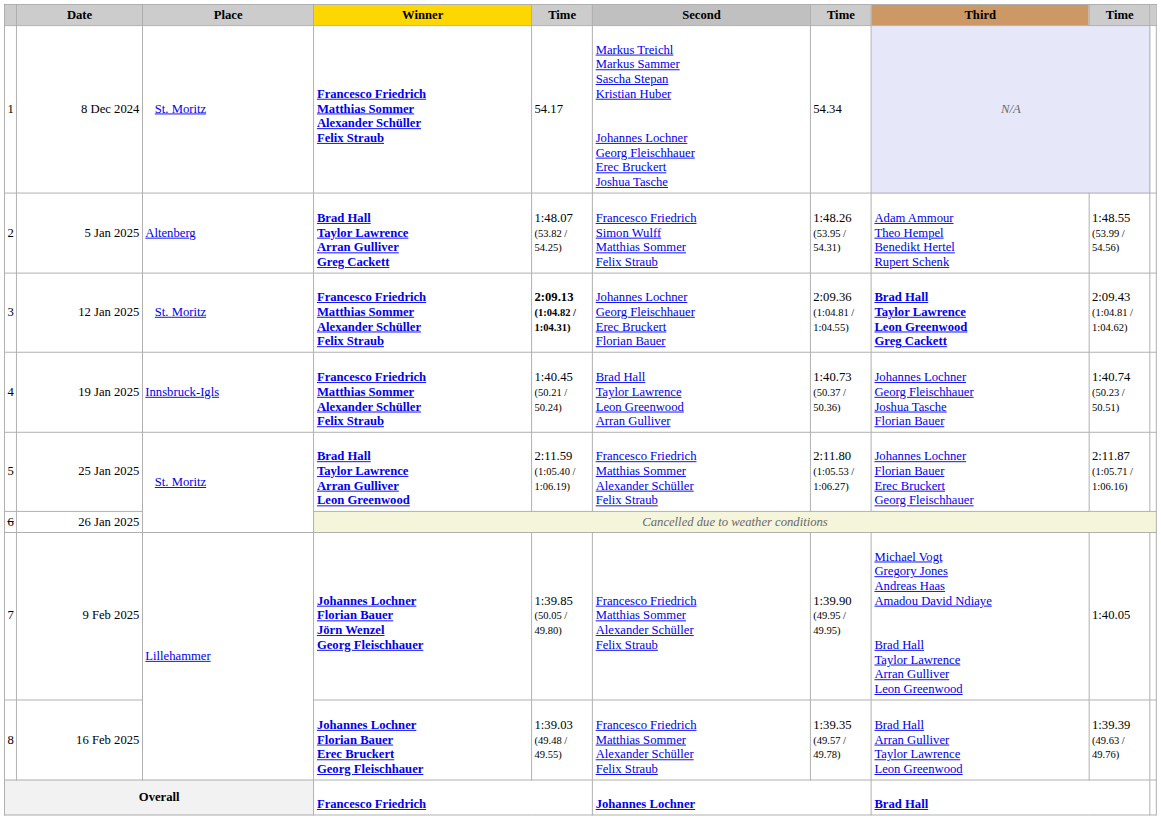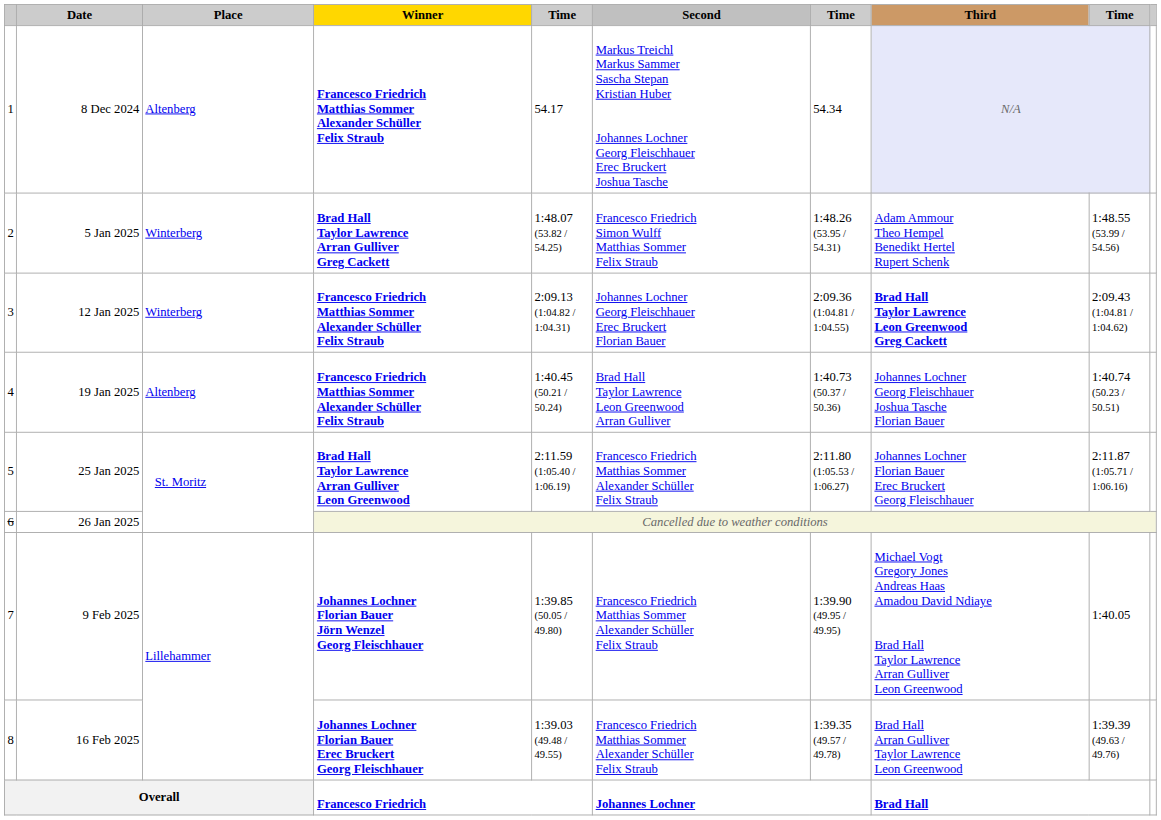(176, 108) St. Moritz -> (171, 108) Altenberg
(171, 232) Altenberg -> (174, 232) Winterberg
(176, 312) St. Moritz -> (174, 312) Winterberg
(555, 312) bold -> (555, 311) normal
(182, 391) Innsbruck-Igls -> (171, 391) Altenberg
